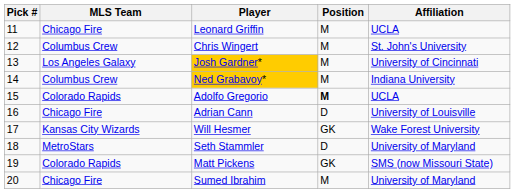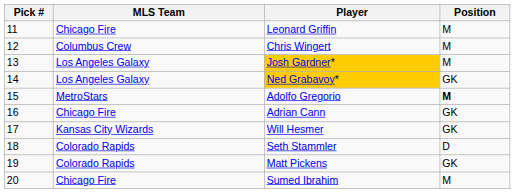- column: (439, 12)
(80, 79) Columbus Crew -> (103, 79) Los Angeles Galaxy
(325, 79) M -> (450, 79) GK
(81, 96) Colorado Rapids -> (82, 96) MetroStars
(324, 113) D -> (450, 113) GK
(68, 146) MetroStars -> (95, 146) Colorado Rapids
